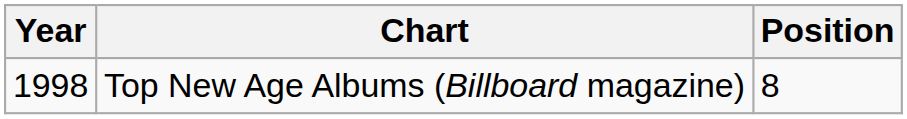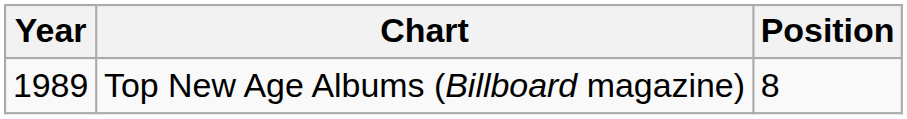(51, 85) 1998 -> (51, 85) 1989
